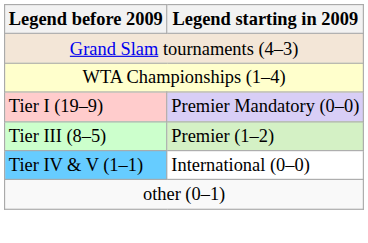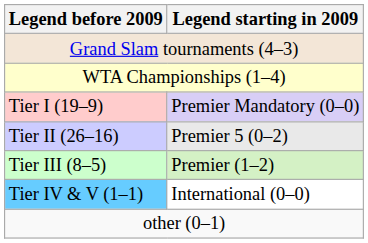+ row: (64, 135)
